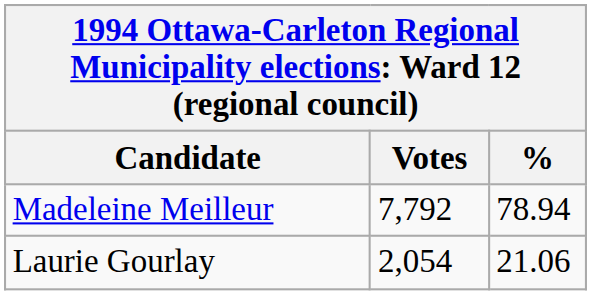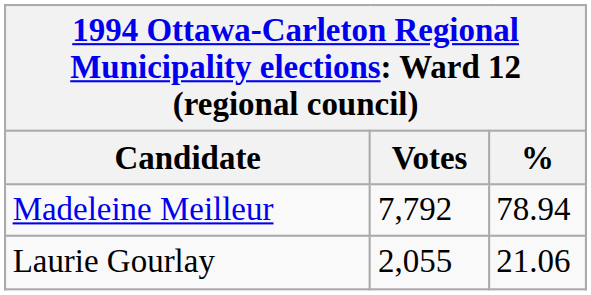(415, 261) 2,054 -> (415, 261) 2,055
